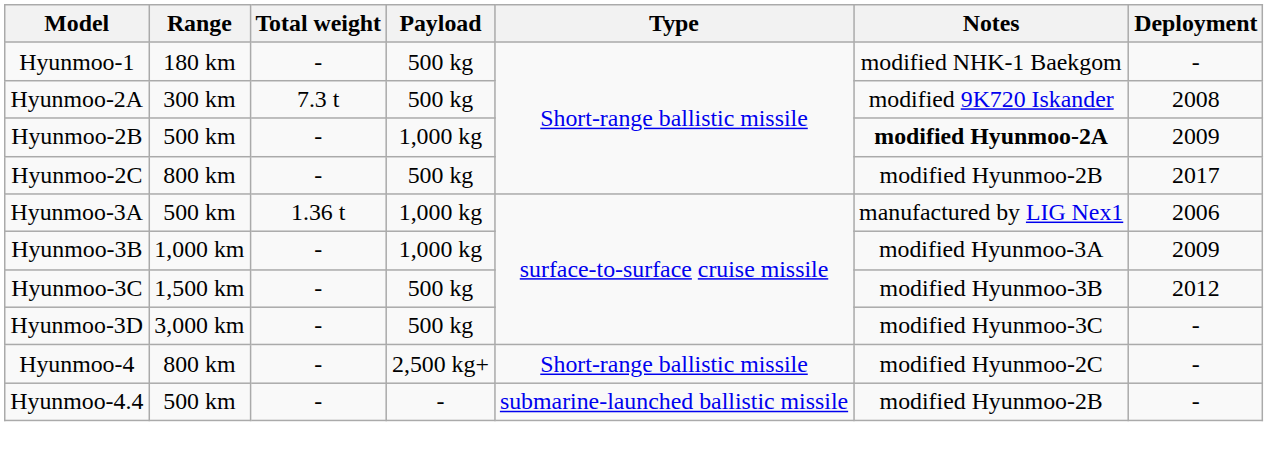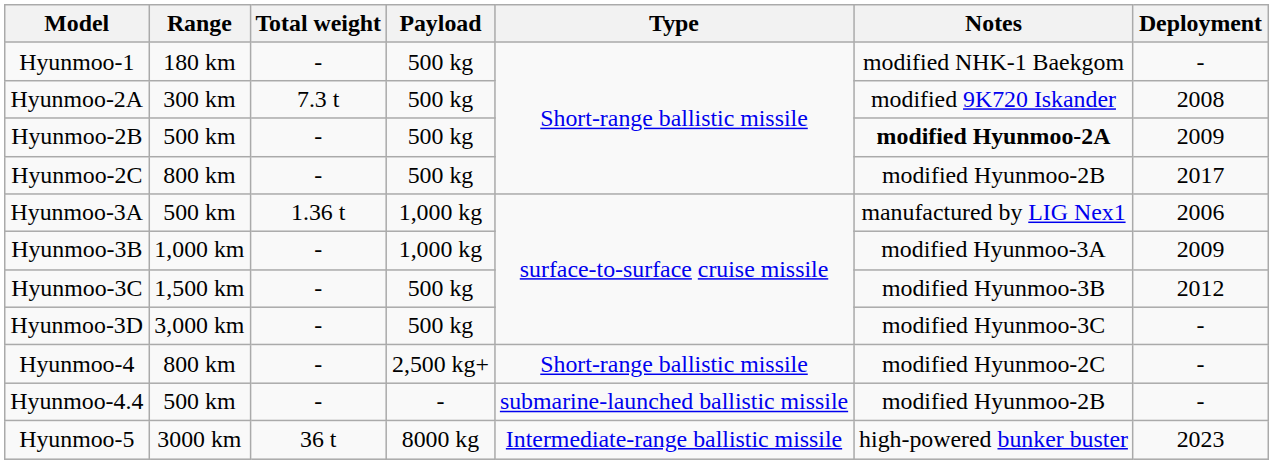(440, 136) 1,000 kg -> (440, 136) 500 kg
+ row: (77, 439)
